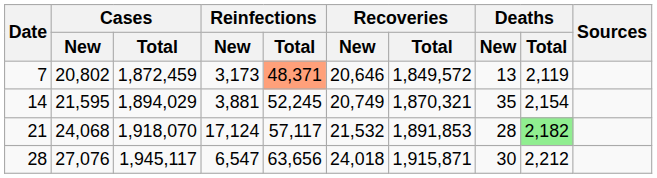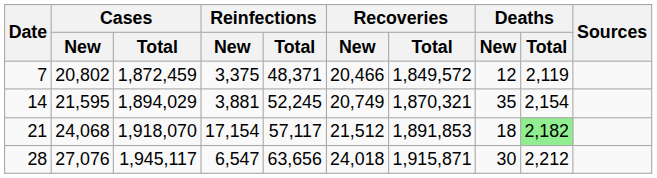(237, 74) 3,173 -> (237, 74) 3,375
(295, 74) lightsalmon background -> (295, 74) no background
(357, 74) 20,646 -> (357, 74) 20,466
(506, 74) 13 -> (506, 74) 12
(232, 131) 17,124 -> (232, 131) 17,154
(357, 131) 21,532 -> (357, 131) 21,512
(506, 131) 28 -> (506, 131) 18
